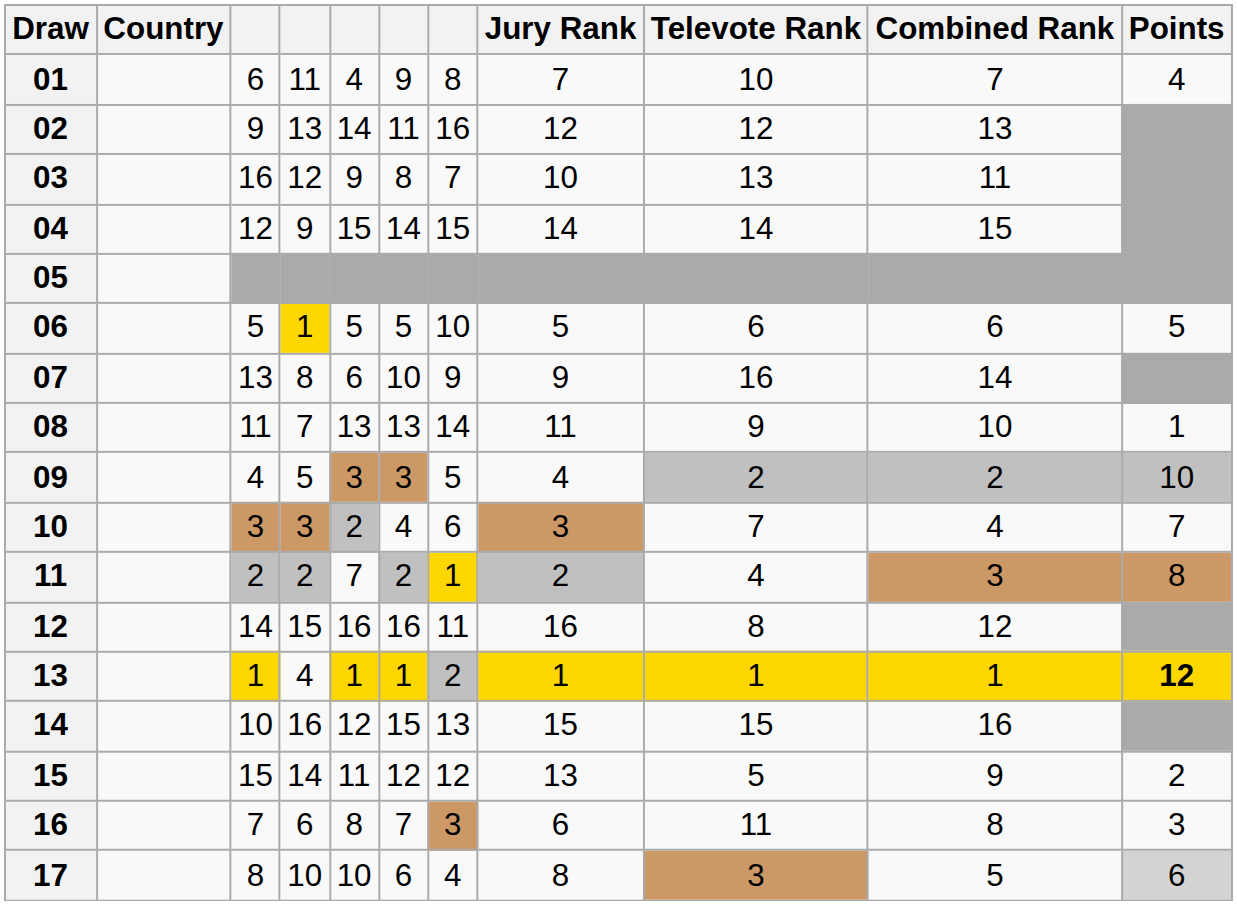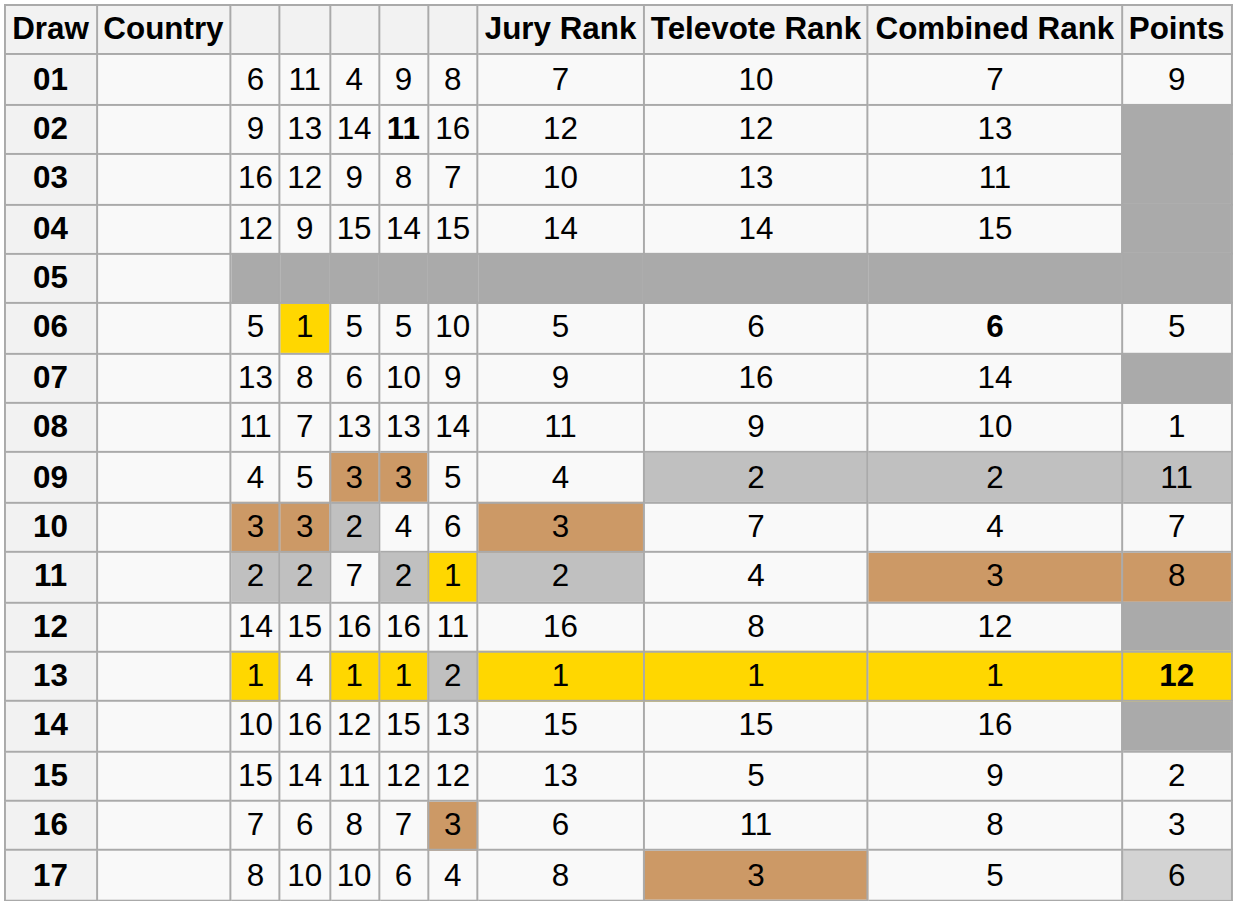(1177, 79) 4 -> (1177, 79) 9
(403, 128) normal -> (403, 128) bold
(995, 327) normal -> (995, 327) bold
(1177, 476) 10 -> (1177, 476) 11
